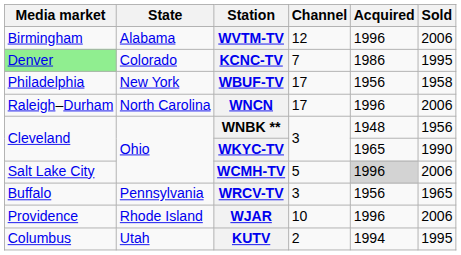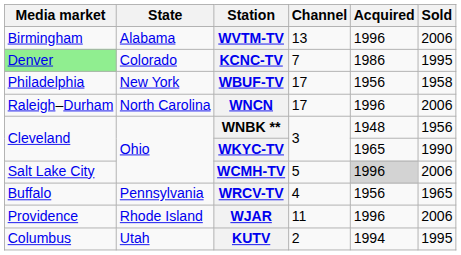(299, 37) 12 -> (299, 37) 13
(296, 194) 3 -> (296, 194) 4
(299, 216) 10 -> (299, 216) 11
